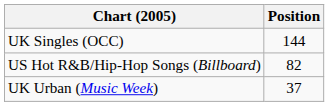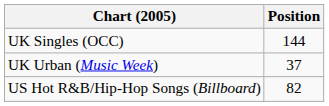rows swapped: (83, 88) <-> (134, 64)
